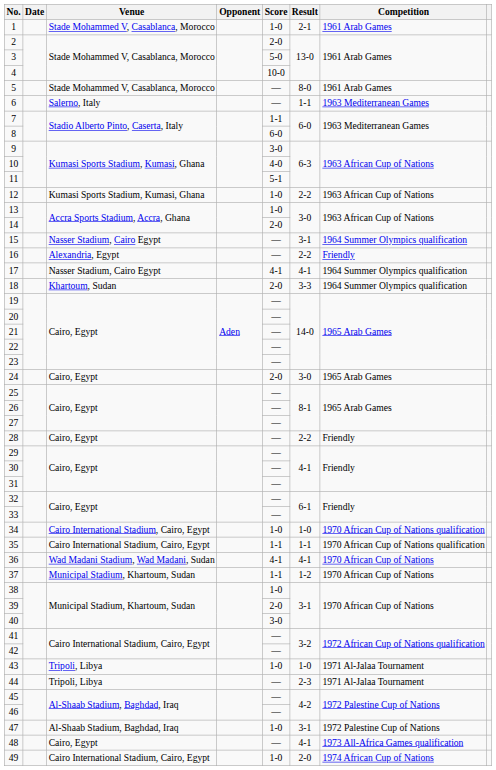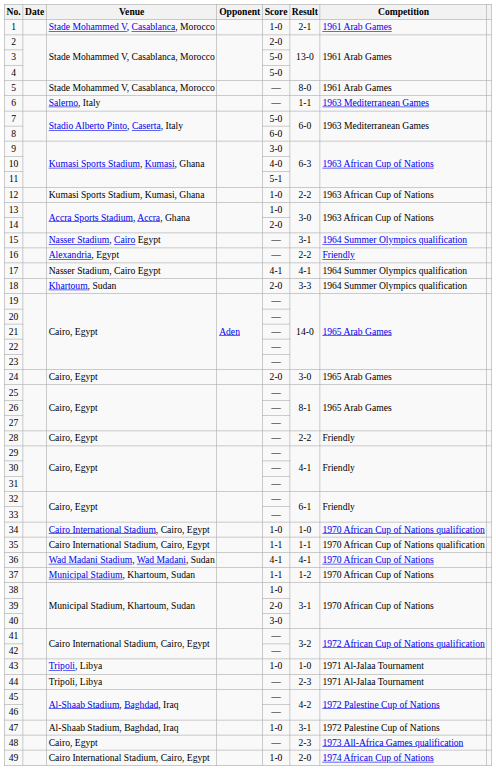(276, 73) 10-0 -> (276, 73) 5-0
(276, 118) 1-1 -> (276, 118) 5-0
(305, 742) 4-1 -> (305, 742) 2-3
